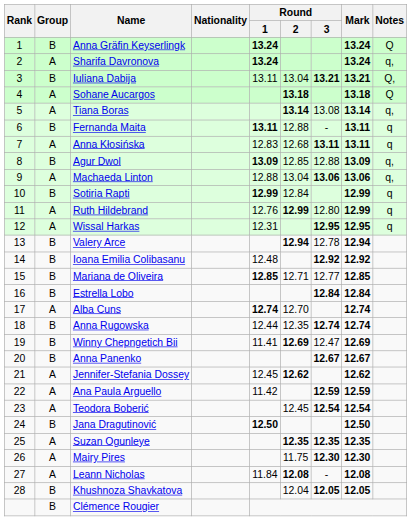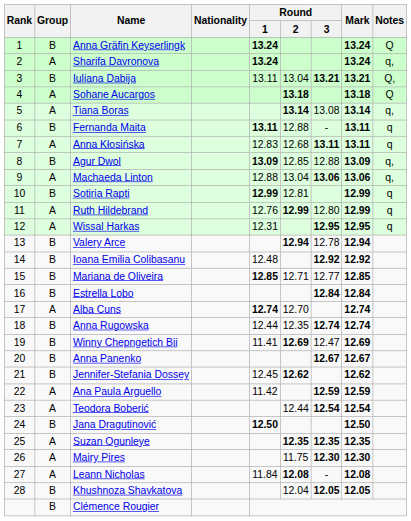(296, 194) 12.84 -> (296, 194) 12.81
(53, 375) A -> (53, 375) B
(296, 408) 12.45 -> (296, 408) 12.44
